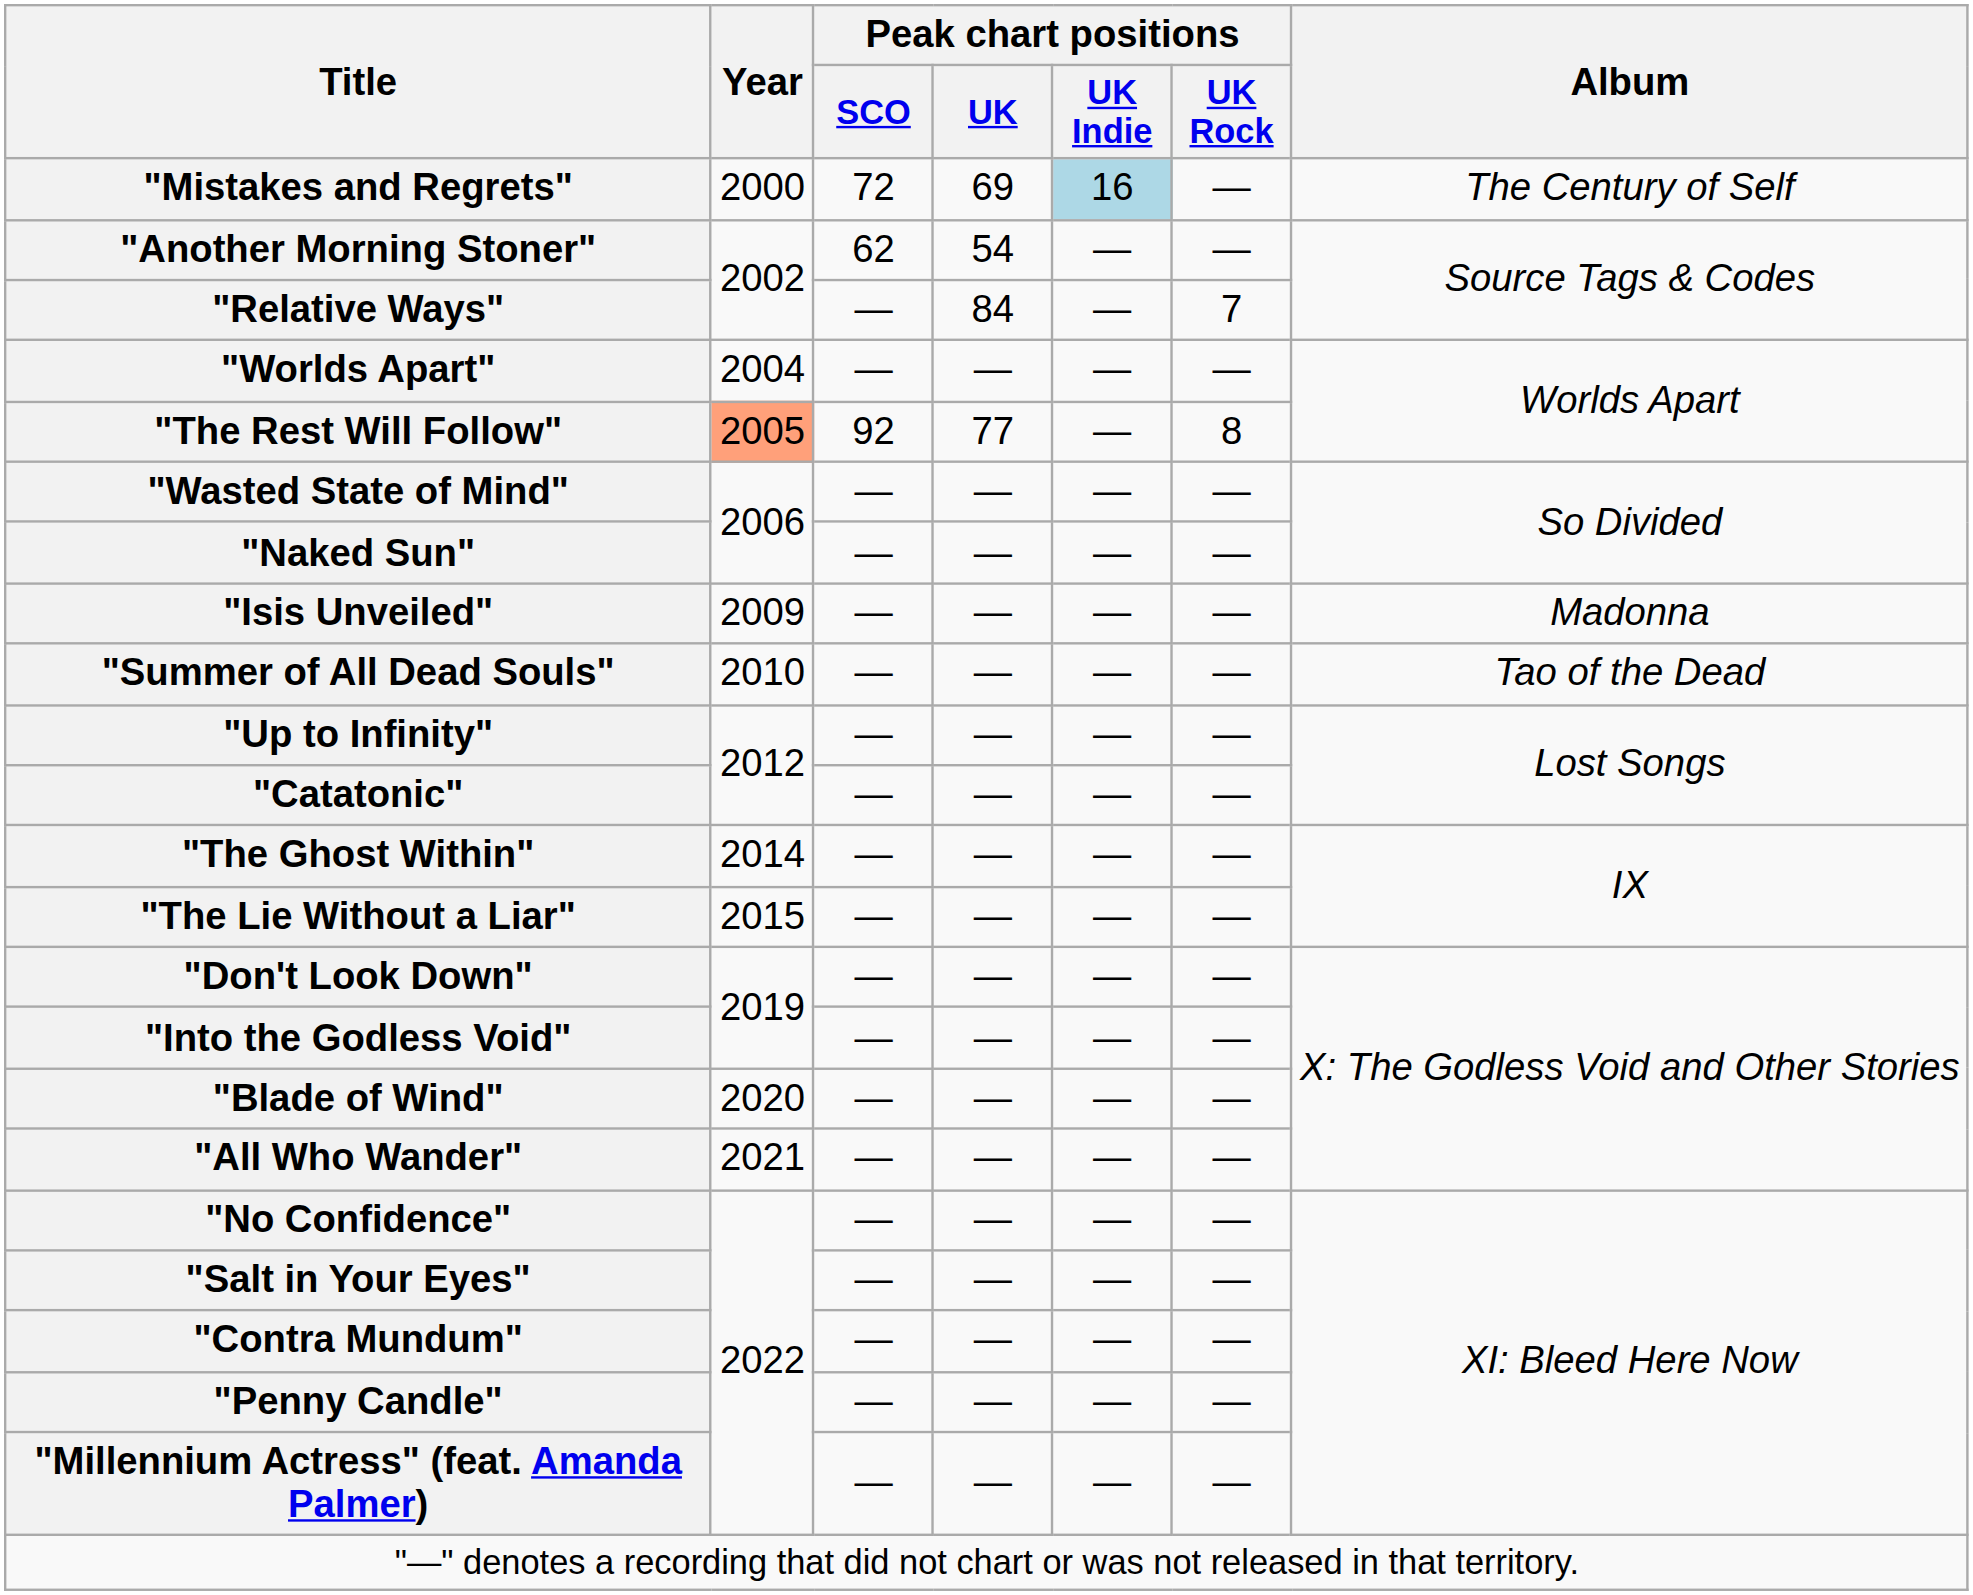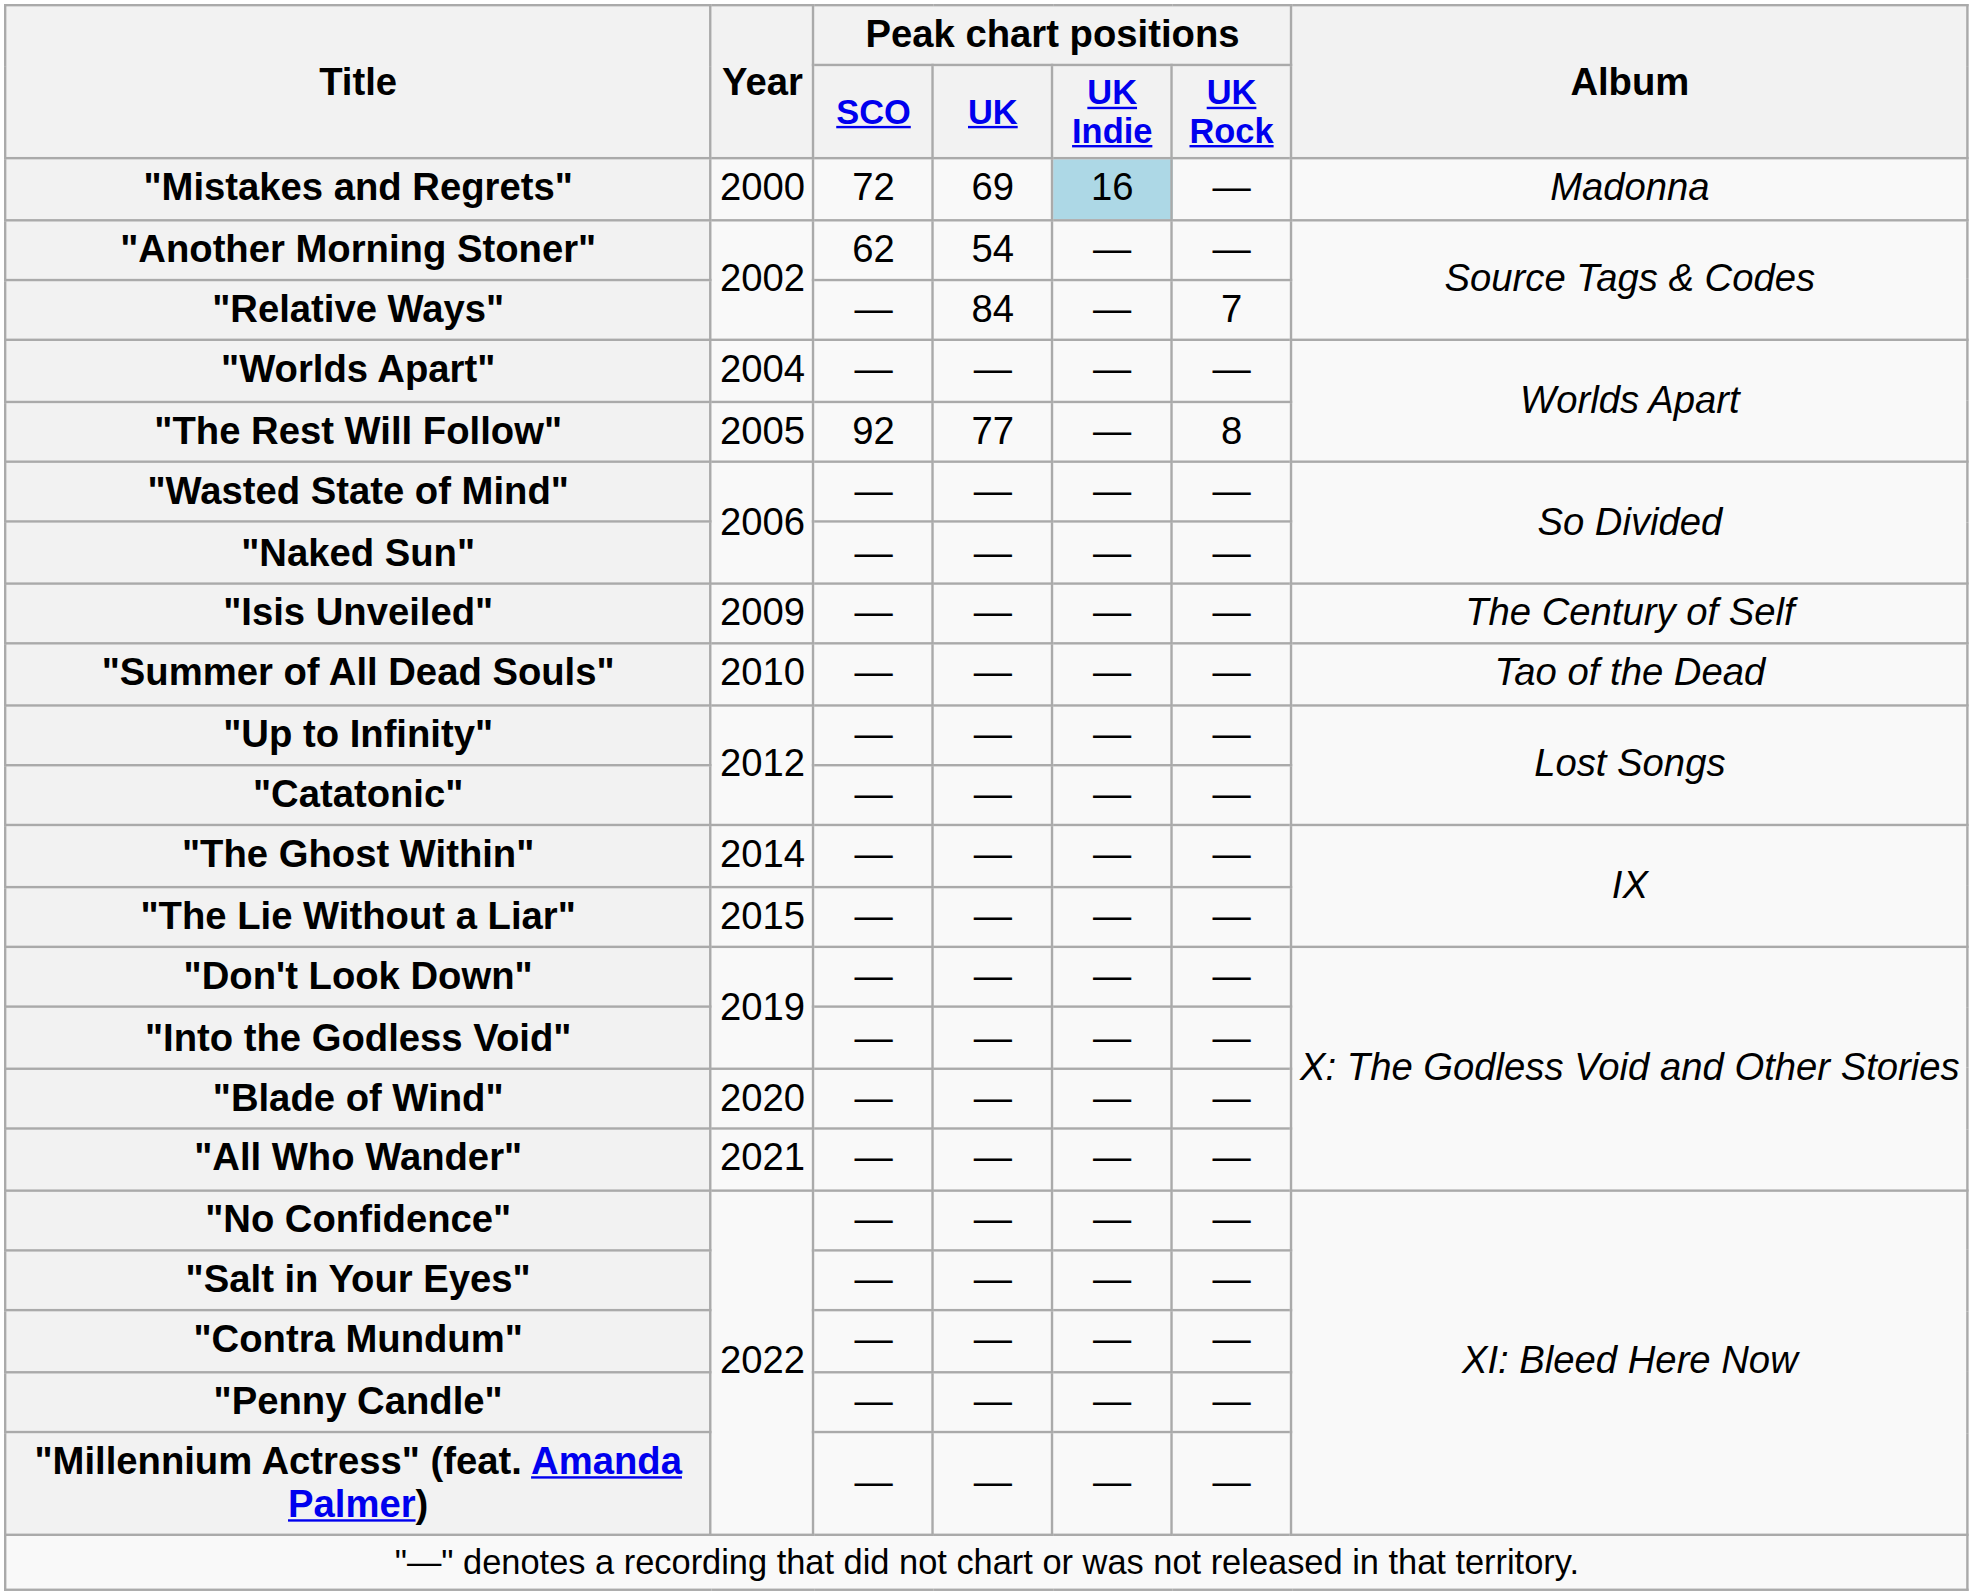(1630, 188) The Century of Self -> (1630, 188) Madonna
(762, 430) lightsalmon background -> (762, 430) no background
(1630, 612) Madonna -> (1630, 612) The Century of Self
